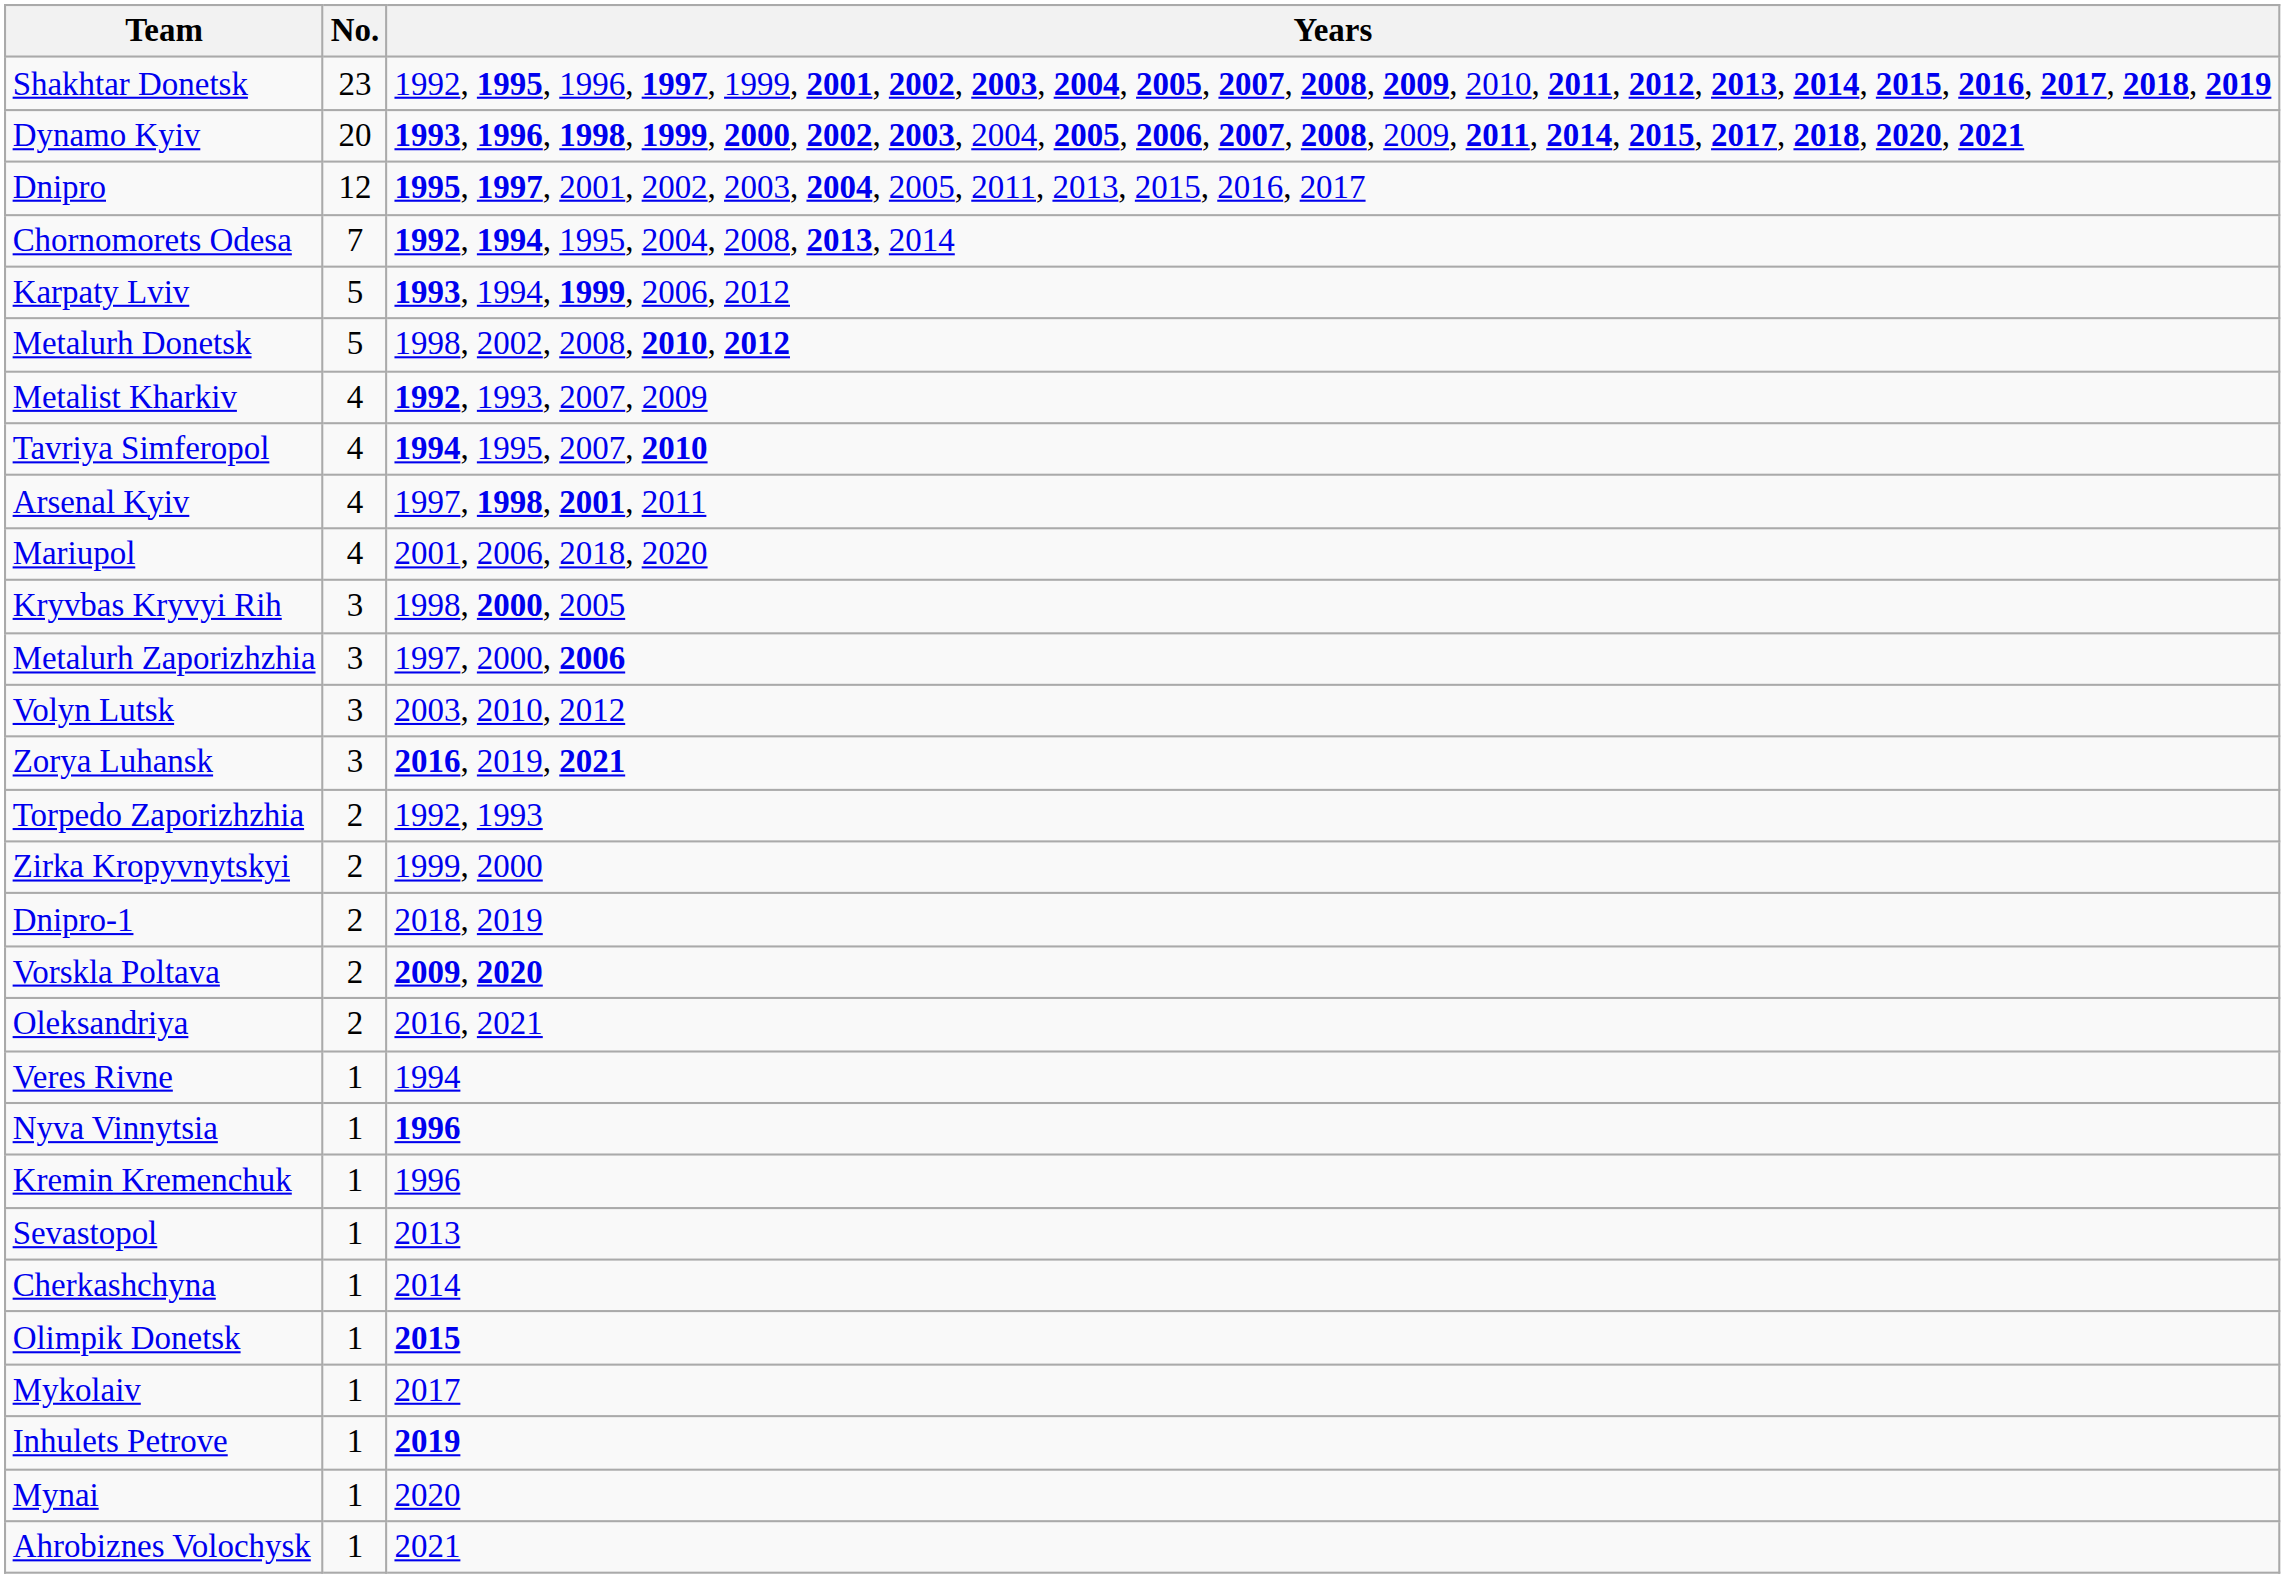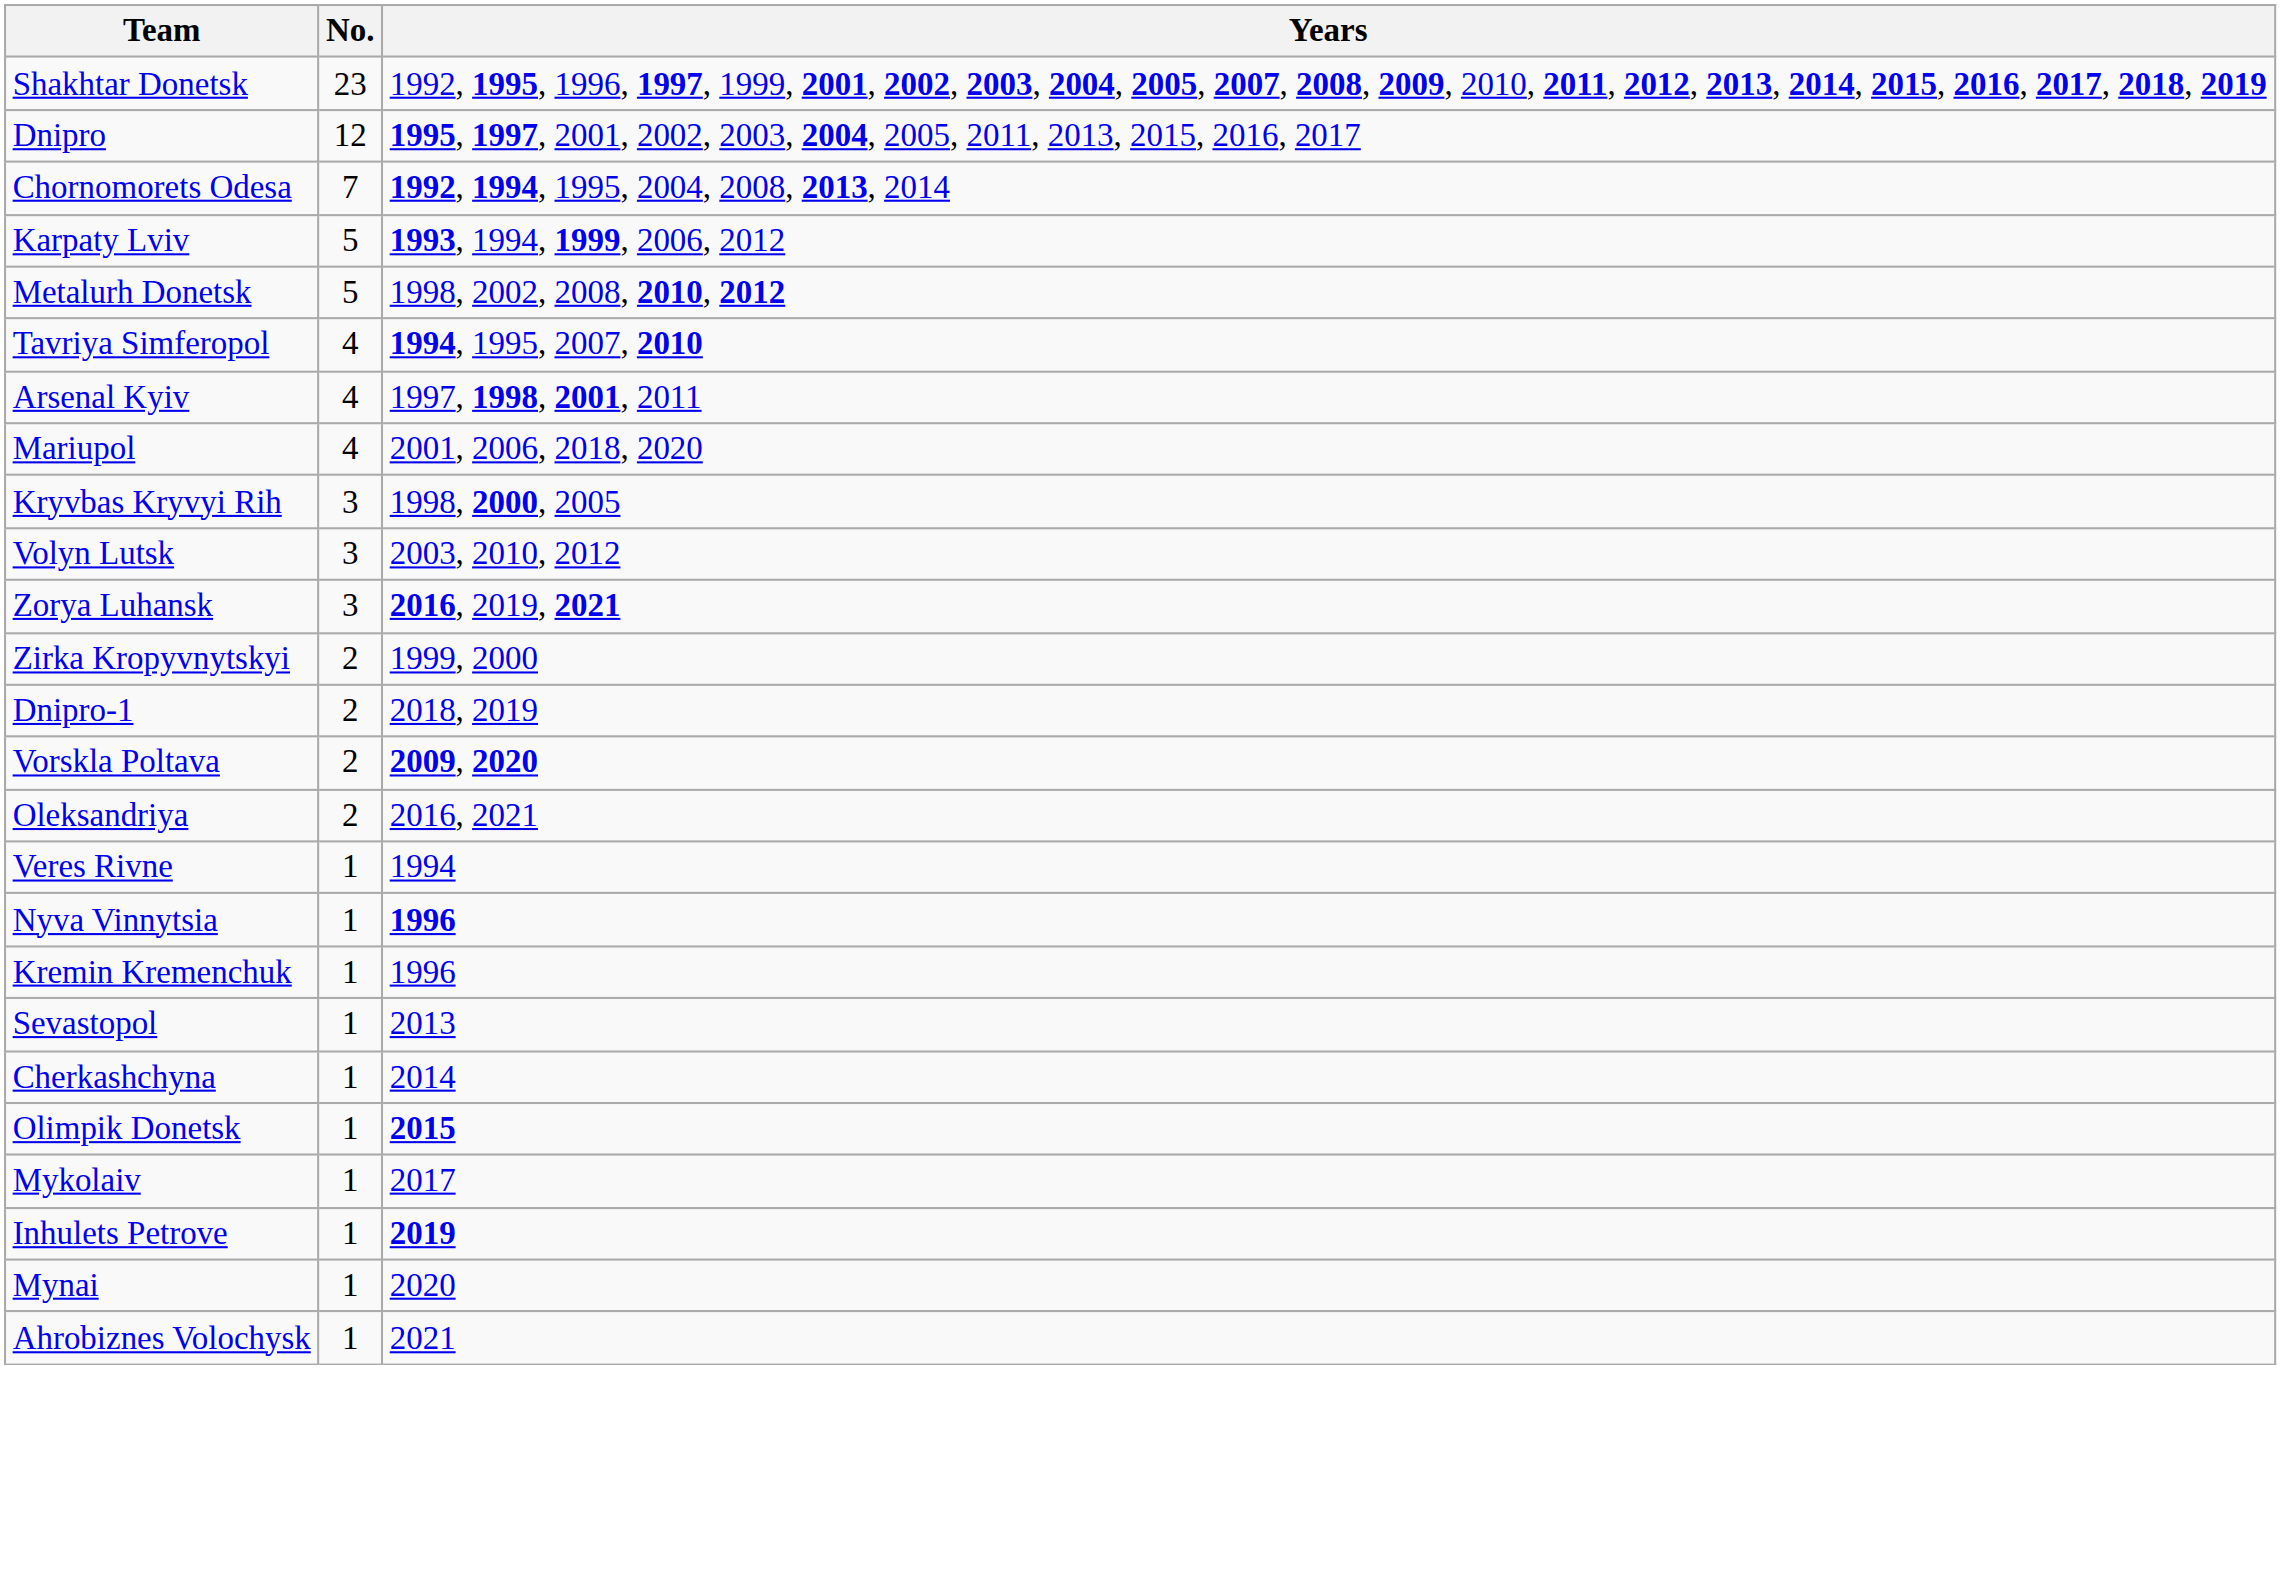- row: (106, 135)
- row: (125, 396)
- row: (164, 657)
- row: (158, 814)
